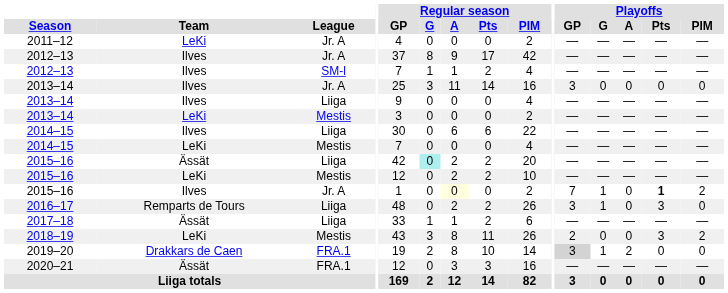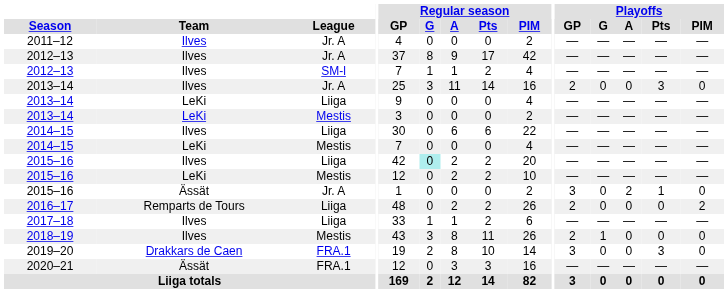(194, 41) LeKi -> (194, 41) Ilves
(572, 86) 3 -> (572, 86) 2
(661, 86) 0 -> (661, 86) 3
(194, 101) Ilves -> (194, 101) LeKi
(194, 161) Ässät -> (194, 161) Ilves
(194, 191) Ilves -> (194, 191) Ässät
(454, 191) lightyellow background -> (454, 191) no background
(572, 191) 7 -> (572, 191) 3
(603, 191) 1 -> (603, 191) 0
(629, 191) 0 -> (629, 191) 2
(661, 191) bold -> (661, 191) normal
(702, 191) 2 -> (702, 191) 0
(572, 206) 3 -> (572, 206) 2
(603, 206) 1 -> (603, 206) 0
(661, 206) 3 -> (661, 206) 0
(702, 206) 0 -> (702, 206) 2
(194, 221) Ässät -> (194, 221) Ilves
(194, 236) LeKi -> (194, 236) Ilves
(603, 236) 0 -> (603, 236) 1
(661, 236) 3 -> (661, 236) 0
(702, 236) 2 -> (702, 236) 0
(572, 251) lightgrey background -> (572, 251) no background
(603, 251) 1 -> (603, 251) 0
(629, 251) 2 -> (629, 251) 0
(661, 251) 0 -> (661, 251) 3
